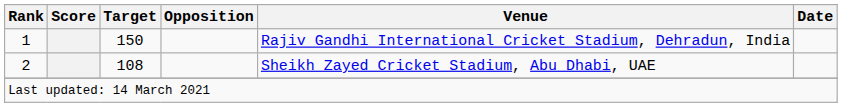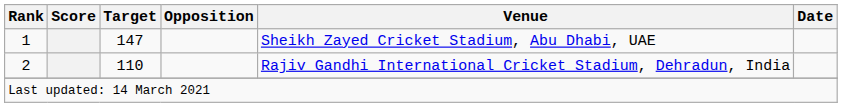(130, 41) 150 -> (130, 41) 147
(526, 41) Rajiv Gandhi International Cricket Stadium, Dehradun, India -> (458, 41) Sheikh Zayed Cricket Stadium, Abu Dhabi, UAE
(130, 65) 108 -> (130, 65) 110
(458, 65) Sheikh Zayed Cricket Stadium, Abu Dhabi, UAE -> (526, 65) Rajiv Gandhi International Cricket Stadium, Dehradun, India
